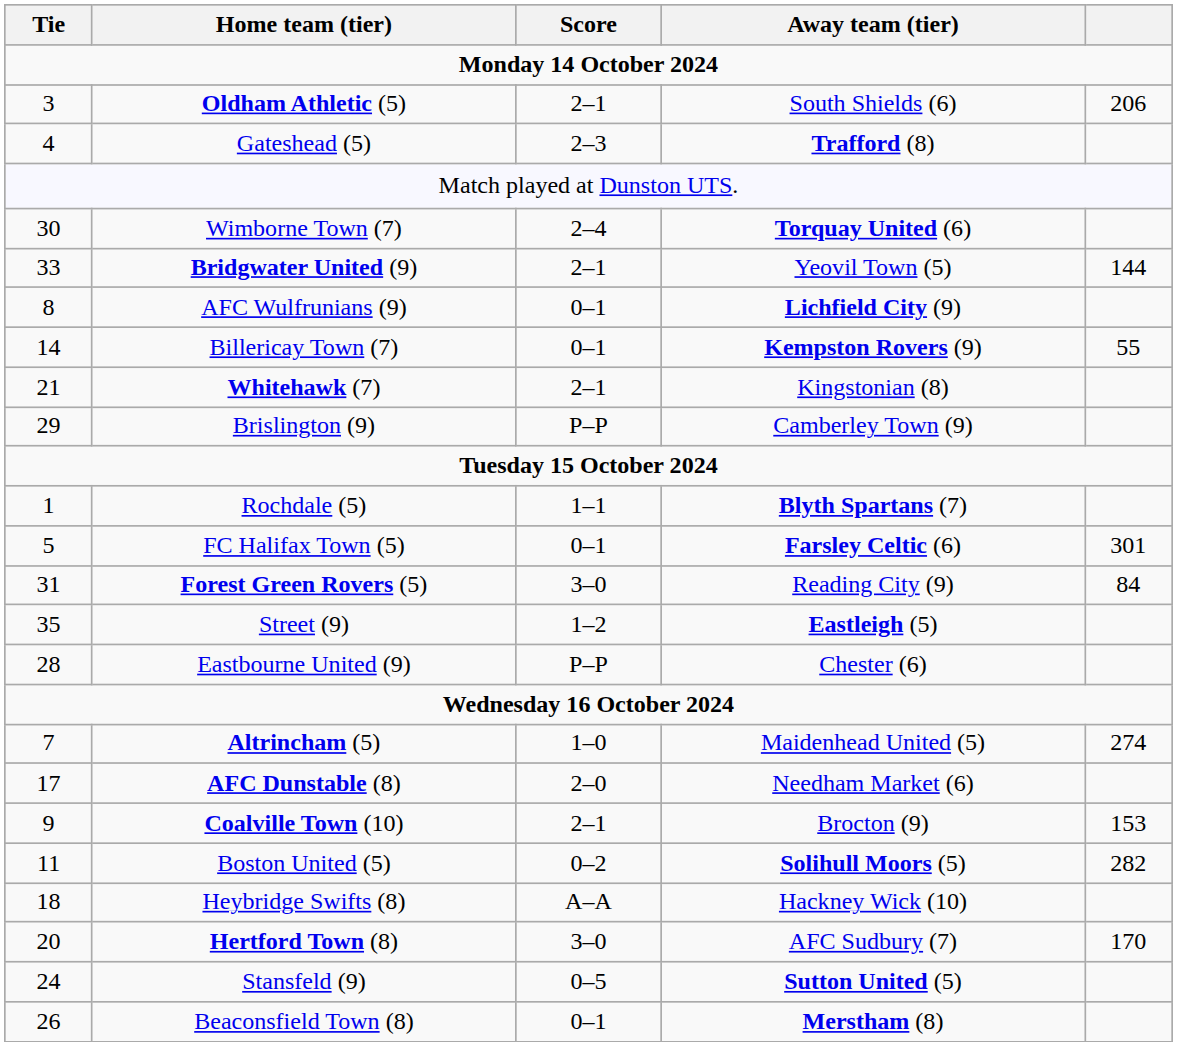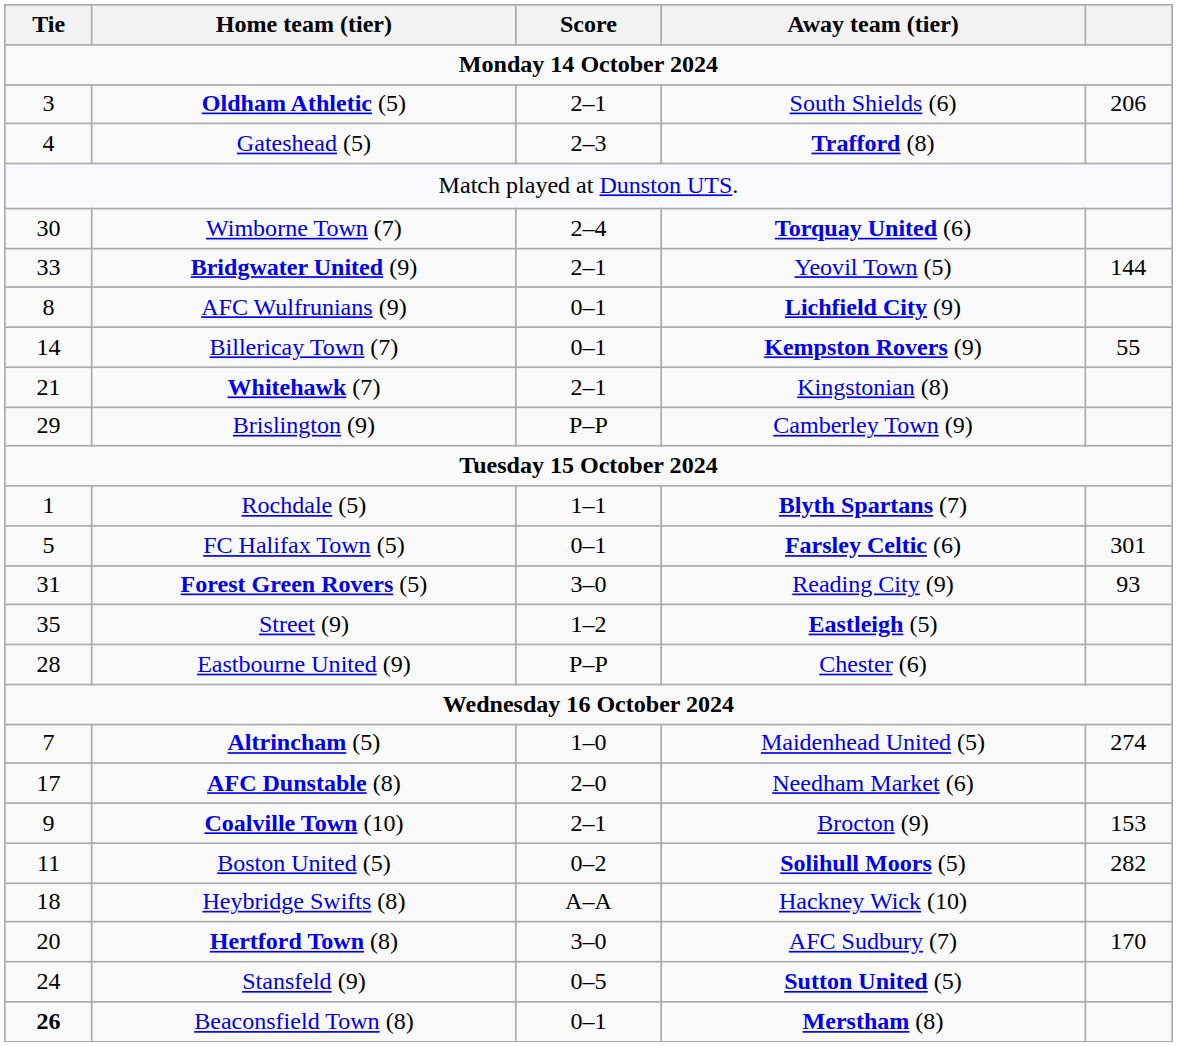(1128, 585) 84 -> (1128, 585) 93
(49, 1021) normal -> (49, 1021) bold
